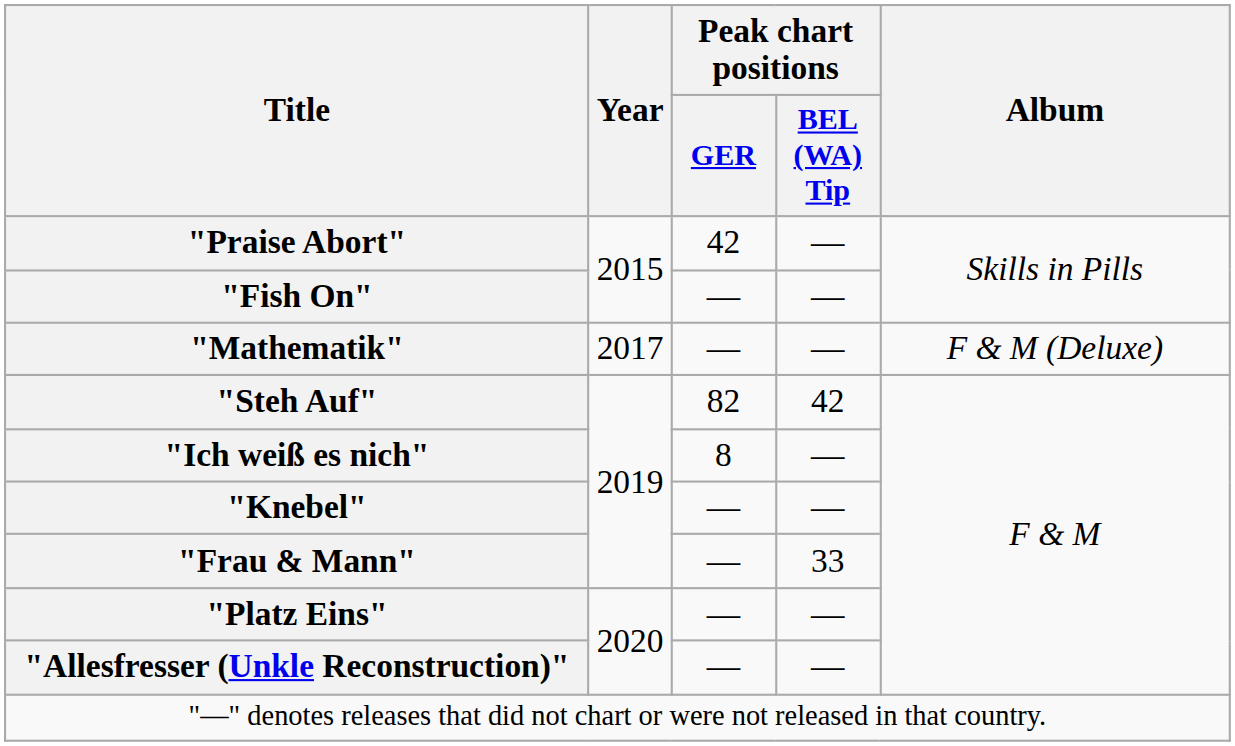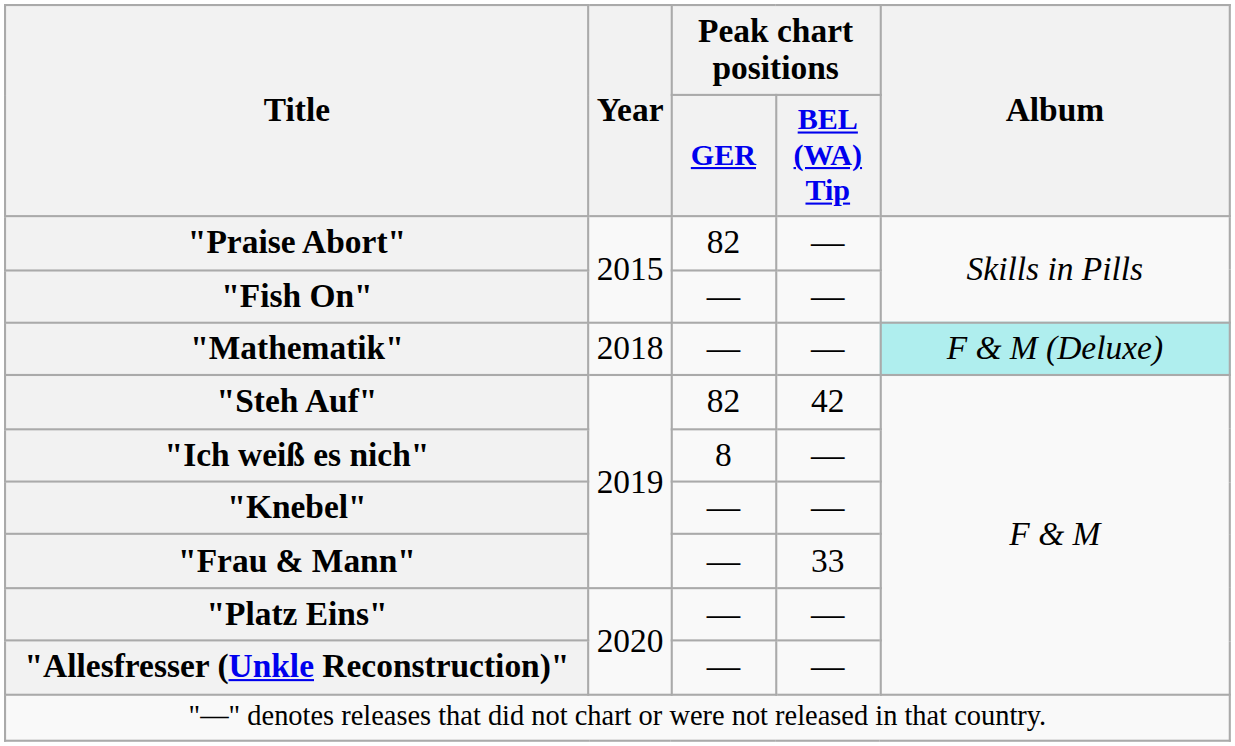(723, 242) 42 -> (723, 242) 82
(630, 348) 2017 -> (630, 348) 2018
(1055, 348) no background -> (1055, 348) paleturquoise background
